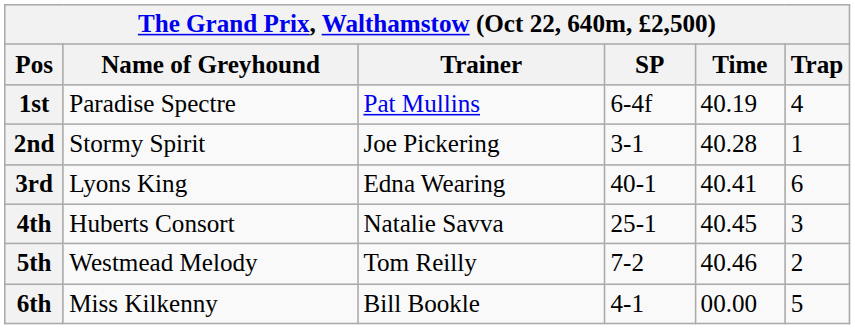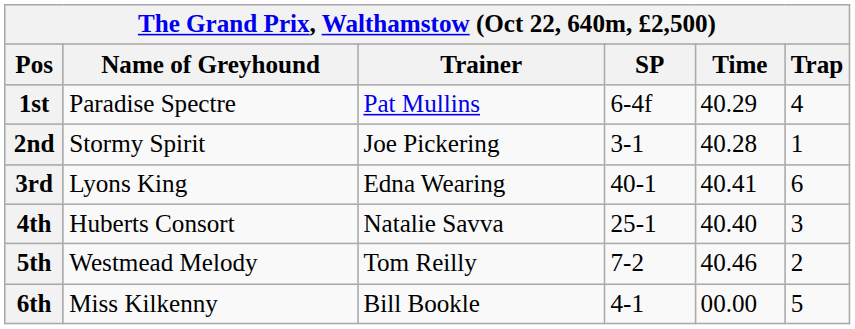(729, 104) 40.19 -> (729, 104) 40.29
(729, 223) 40.45 -> (729, 223) 40.40
